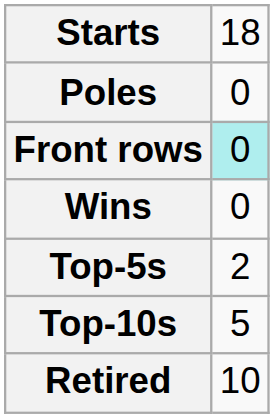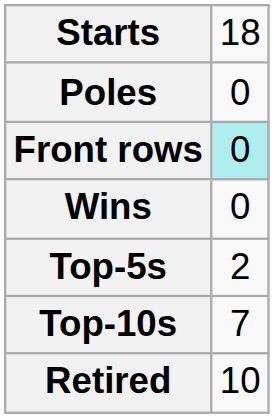(240, 324) 5 -> (240, 324) 7
